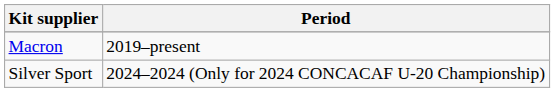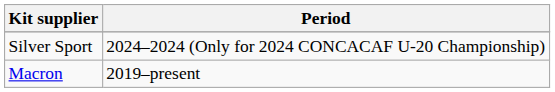rows swapped: (36, 45) <-> (50, 73)
